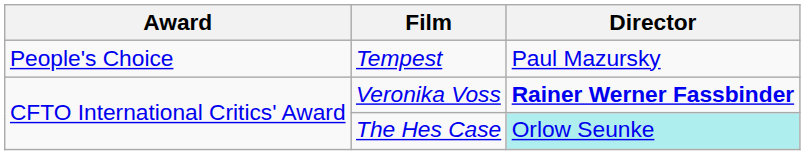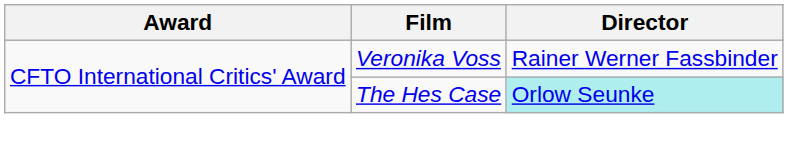- row: (399, 58)
(653, 94) bold -> (645, 58) normal
